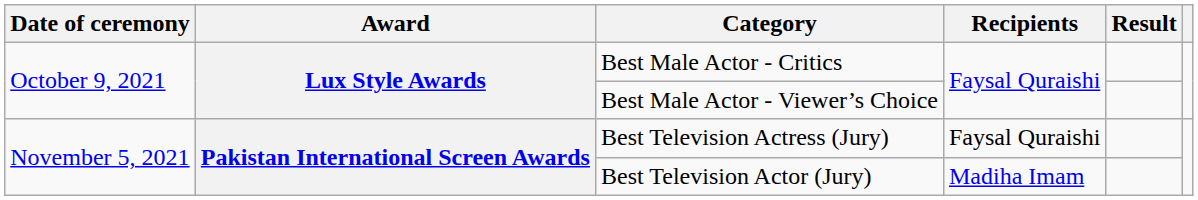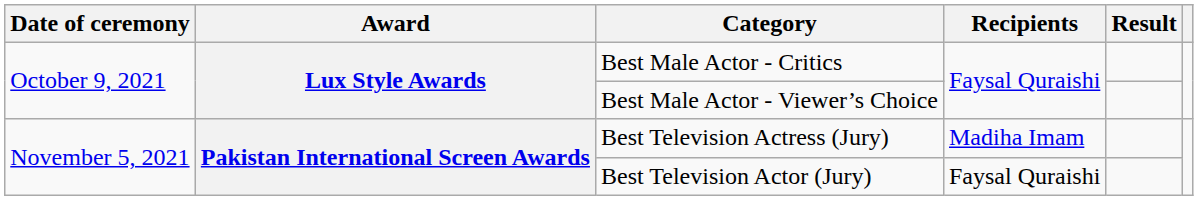(1025, 137) Faysal Quraishi -> (1017, 137) Madiha Imam
(1017, 175) Madiha Imam -> (1025, 175) Faysal Quraishi
